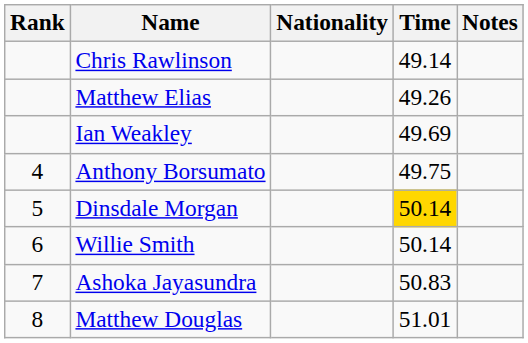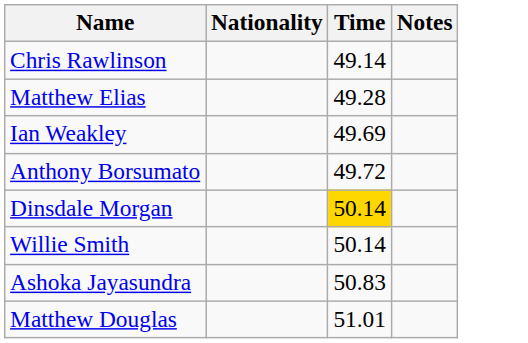- column: (37, 23)
(425, 97) 49.26 -> (360, 97) 49.28
(425, 171) 49.75 -> (360, 171) 49.72
